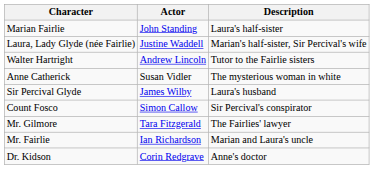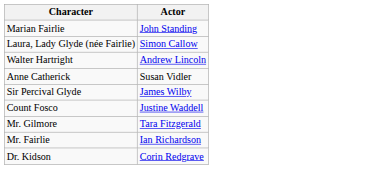- column: (289, 12)
(172, 44) Justine Waddell -> (169, 44) Simon Callow
(169, 108) Simon Callow -> (172, 108) Justine Waddell
